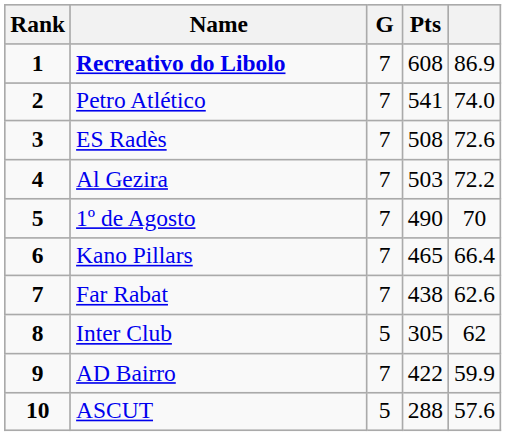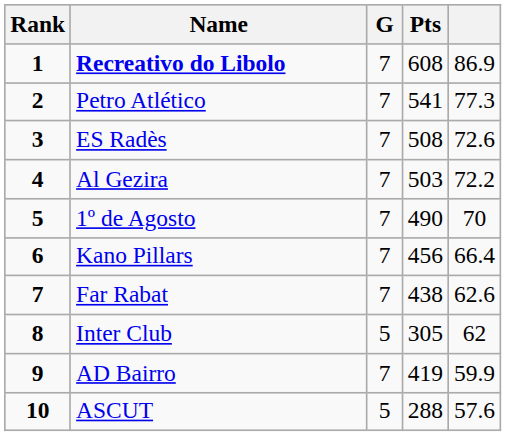(475, 101) 74.0 -> (475, 101) 77.3
(425, 256) 465 -> (425, 256) 456
(425, 372) 422 -> (425, 372) 419
